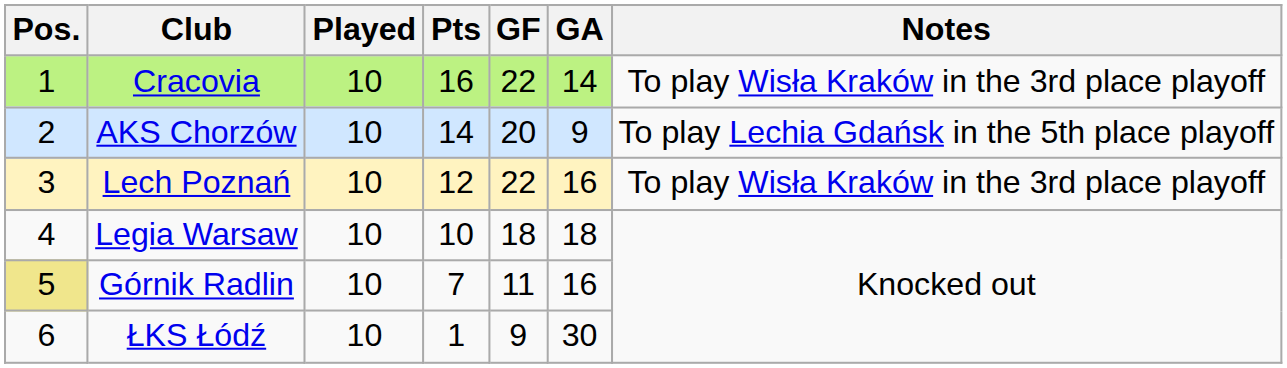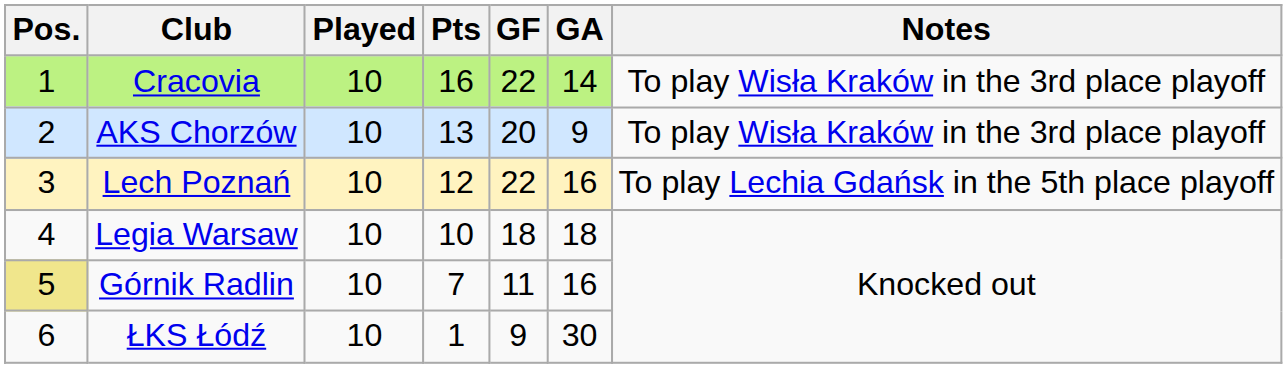(456, 132) 14 -> (456, 132) 13
(946, 132) To play Lechia Gdańsk in the 5th place playoff -> (946, 132) To play Wisła Kraków in the 3rd place playoff
(946, 183) To play Wisła Kraków in the 3rd place playoff -> (946, 183) To play Lechia Gdańsk in the 5th place playoff
